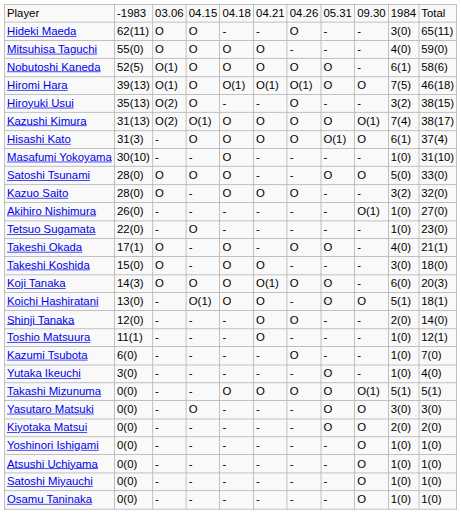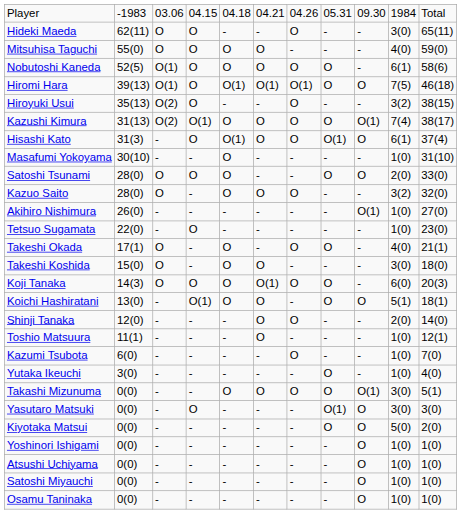(227, 139) O -> (234, 139) O(1)
(401, 175) 5(0) -> (401, 175) 2(0)
(401, 391) 5(1) -> (401, 391) 3(0)
(328, 409) O -> (335, 409) O(1)
(401, 427) 2(0) -> (401, 427) 5(0)
